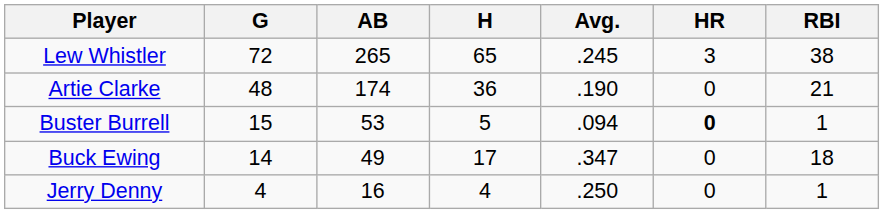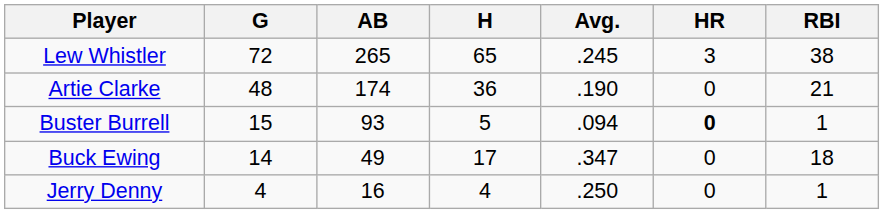(373, 123) 53 -> (373, 123) 93
